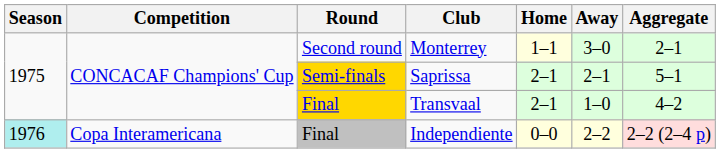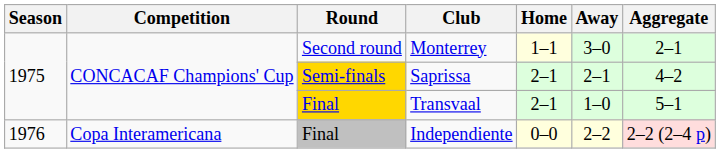(669, 76) 5–1 -> (669, 76) 4–2
(669, 104) 4–2 -> (669, 104) 5–1
(27, 133) paleturquoise background -> (27, 133) no background
